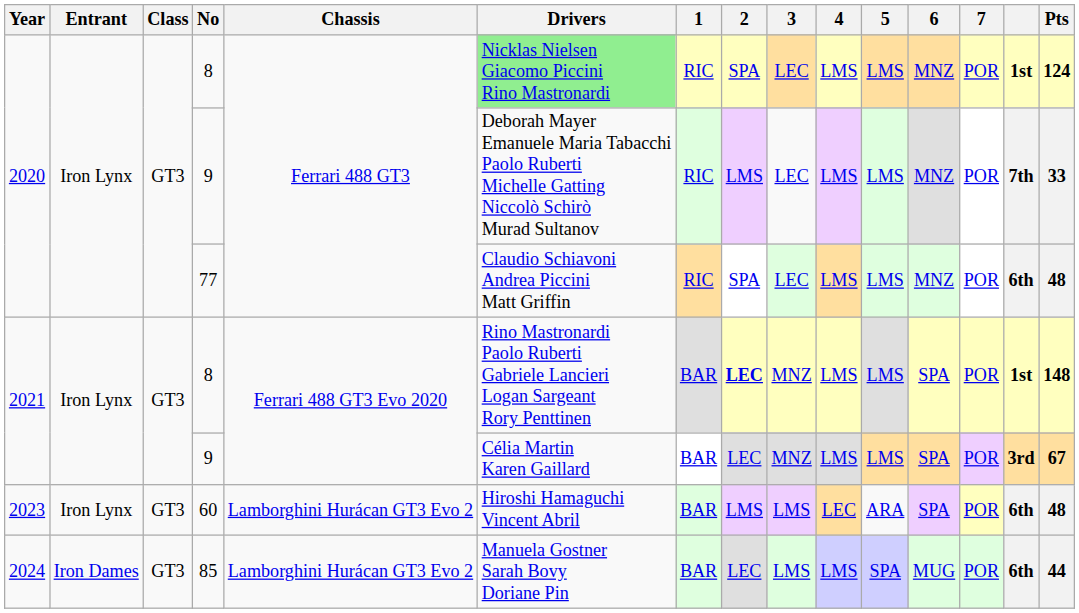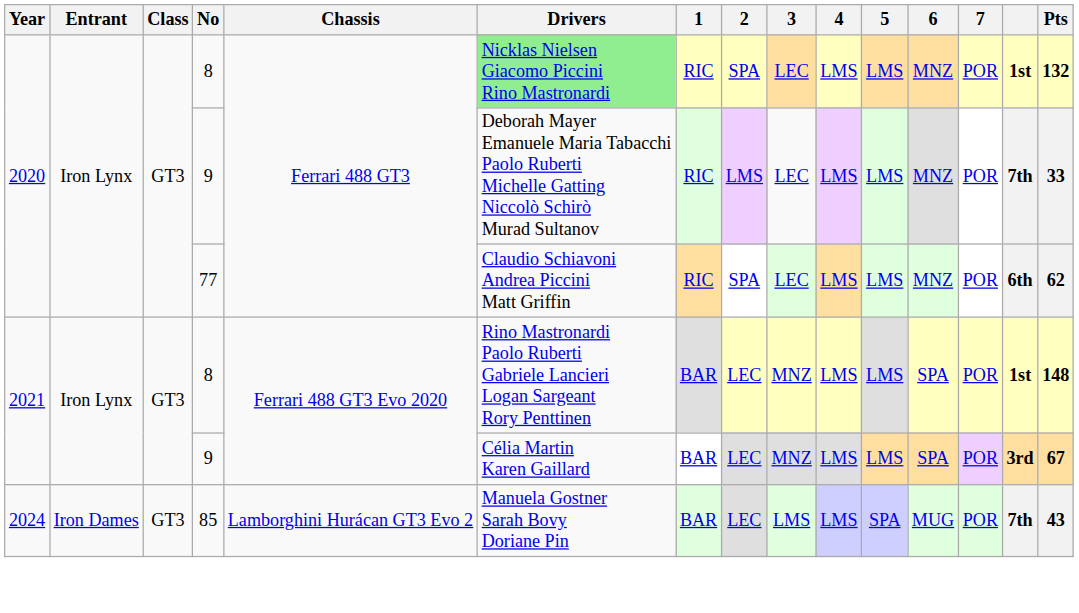(1057, 71) 124 -> (1056, 71) 132
(1057, 280) 48 -> (1056, 280) 62
(744, 375) bold -> (744, 375) normal
- row: (27, 509)
(1021, 572) 6th -> (1020, 520) 7th
(1057, 572) 44 -> (1056, 520) 43
